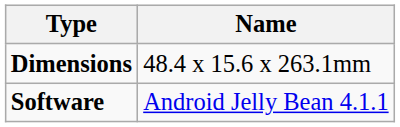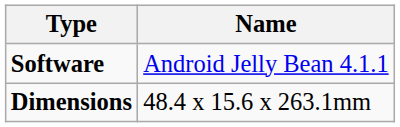rows swapped: (58, 102) <-> (71, 63)
